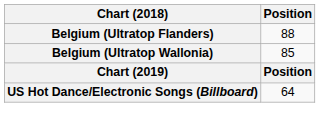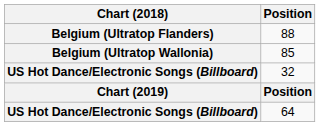+ row: (288, 72)
